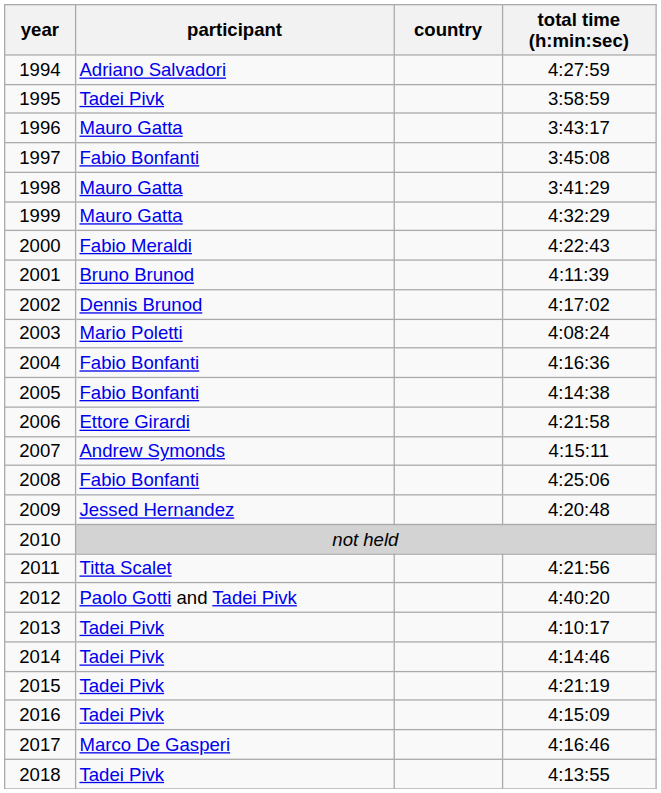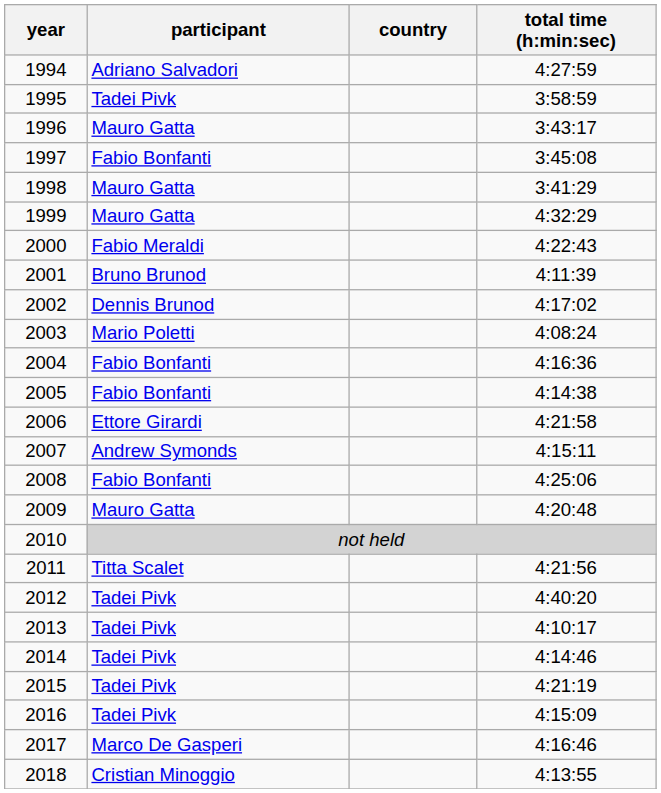(157, 510) Jessed Hernandez -> (143, 510) Mauro Gatta
(188, 598) Paolo Gotti and Tadei Pivk -> (134, 598) Tadei Pivk
(122, 774) Tadei Pivk -> (163, 774) Cristian Minoggio
